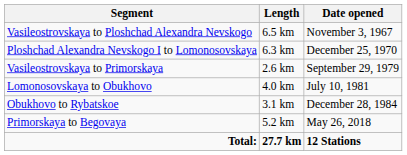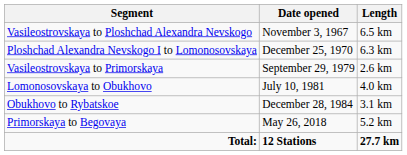columns swapped: (353, 13) <-> (282, 13)
